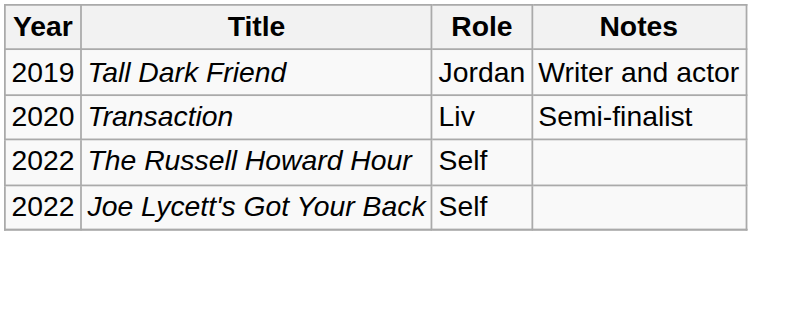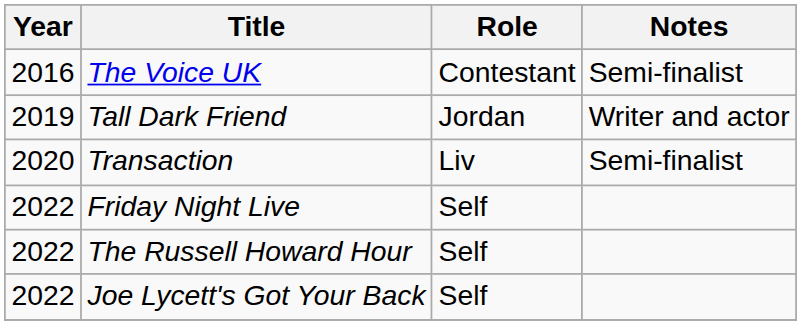+ row: (174, 71)
+ row: (194, 206)
